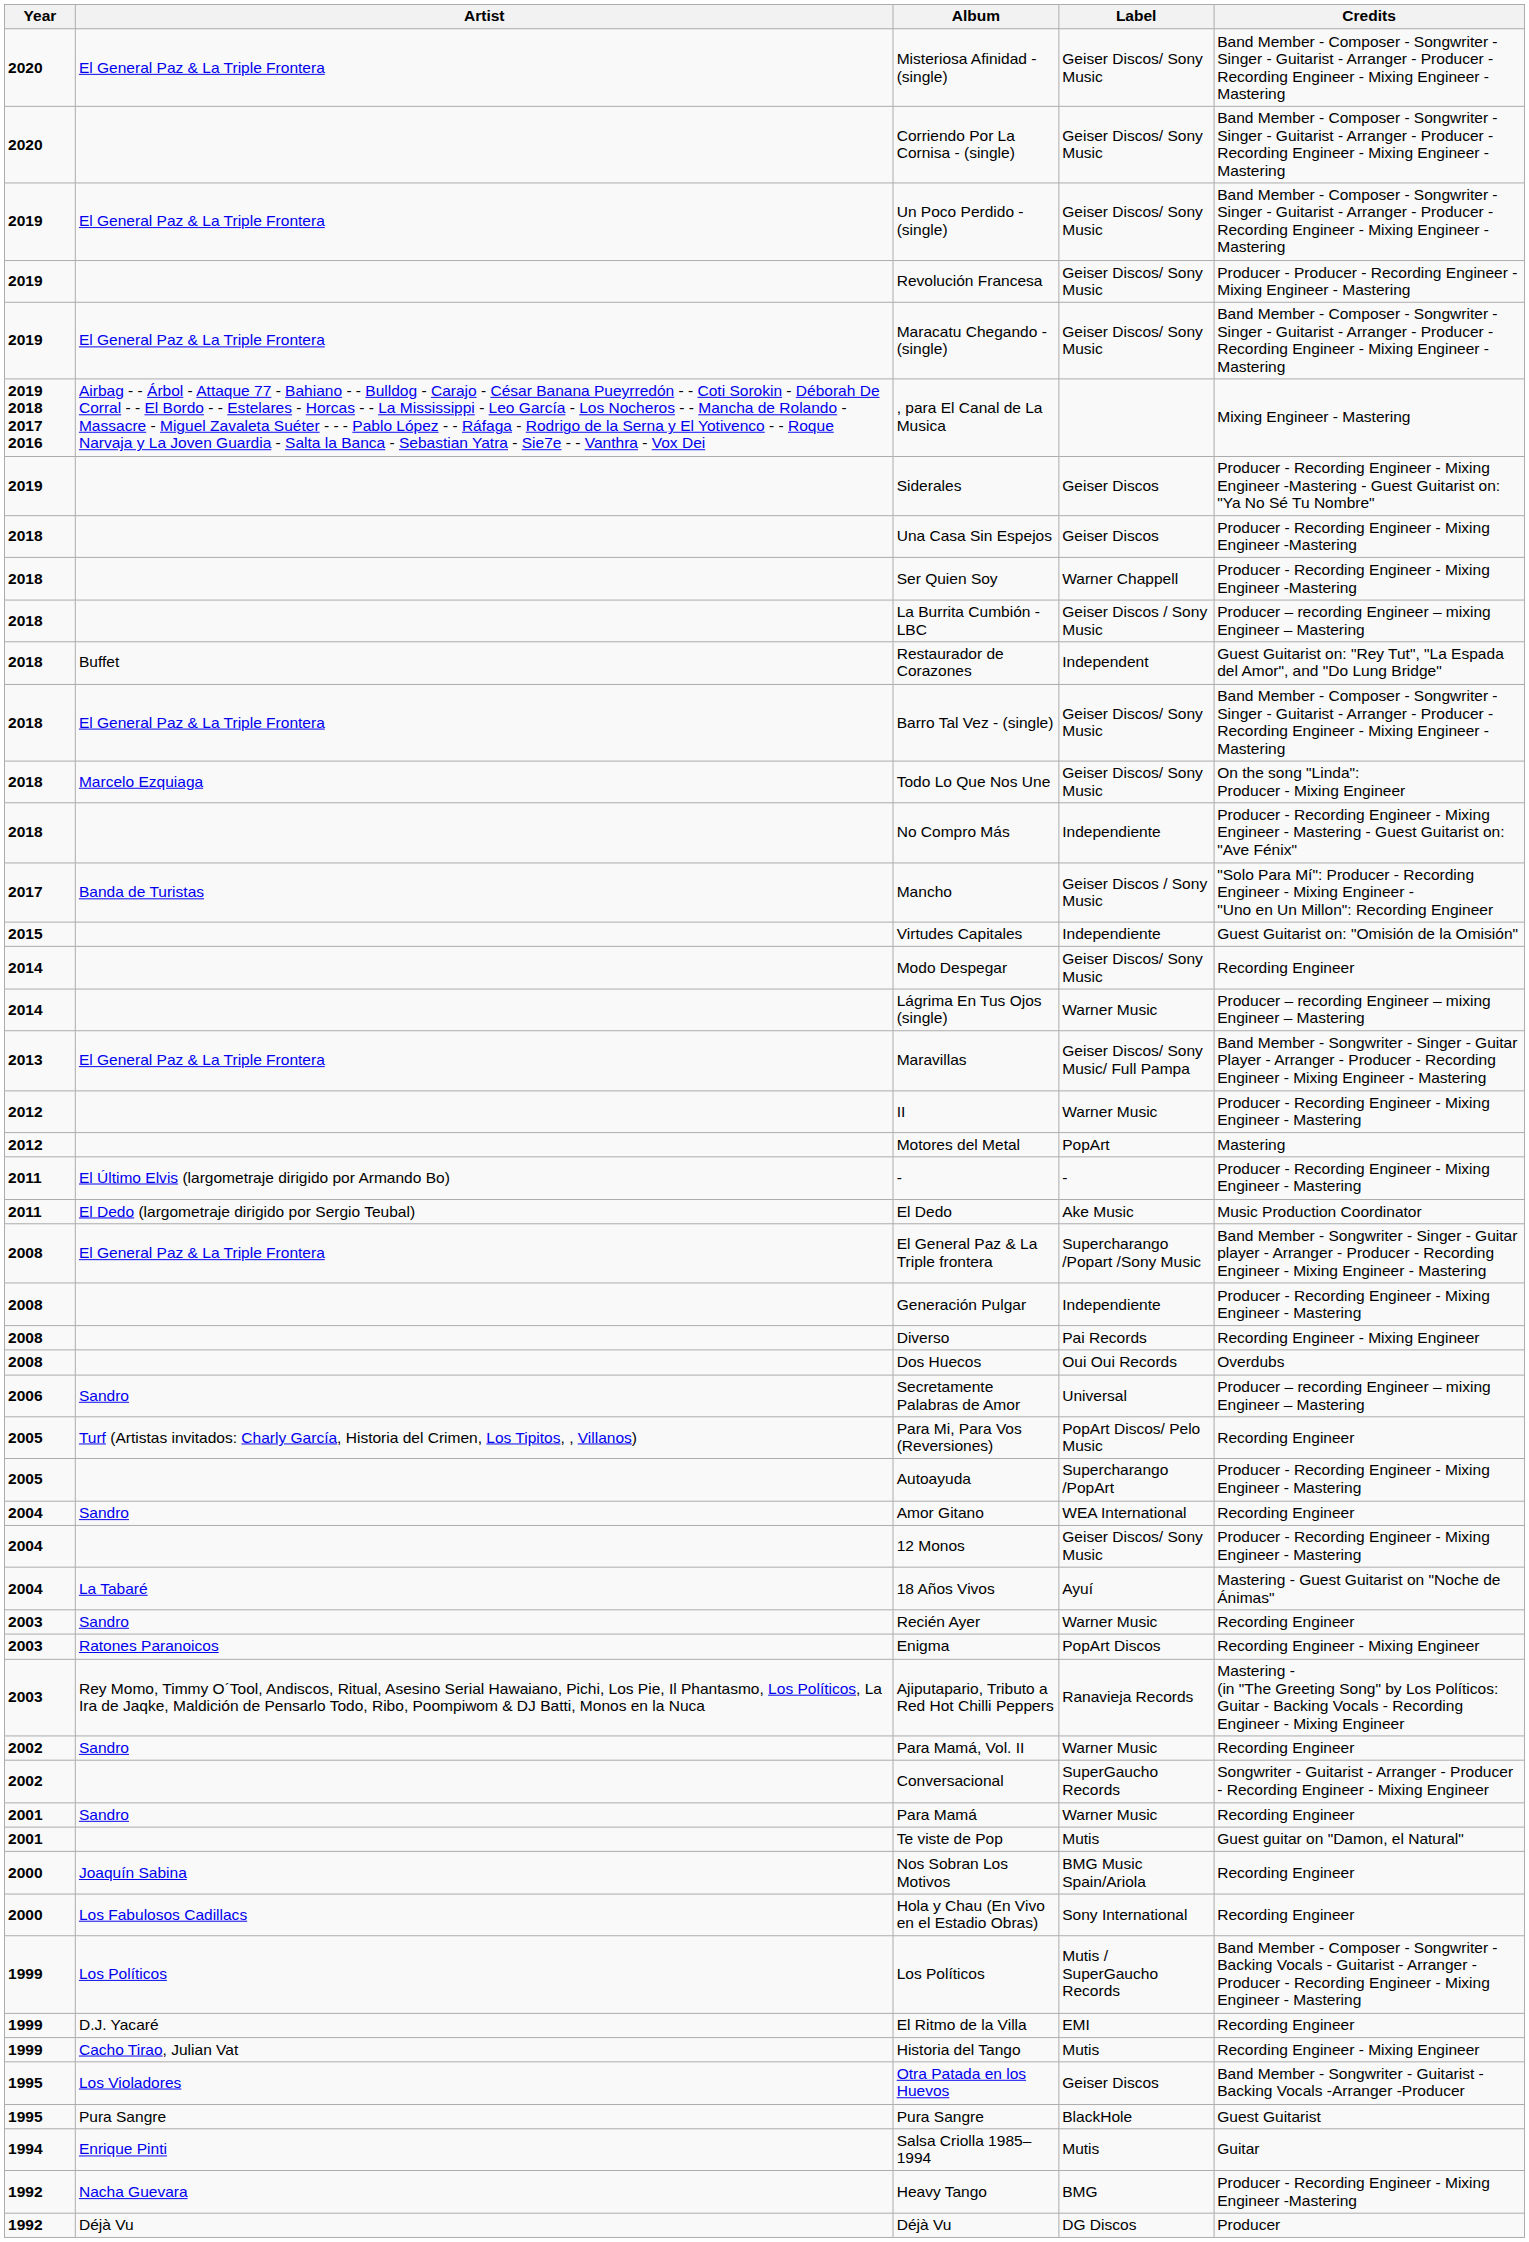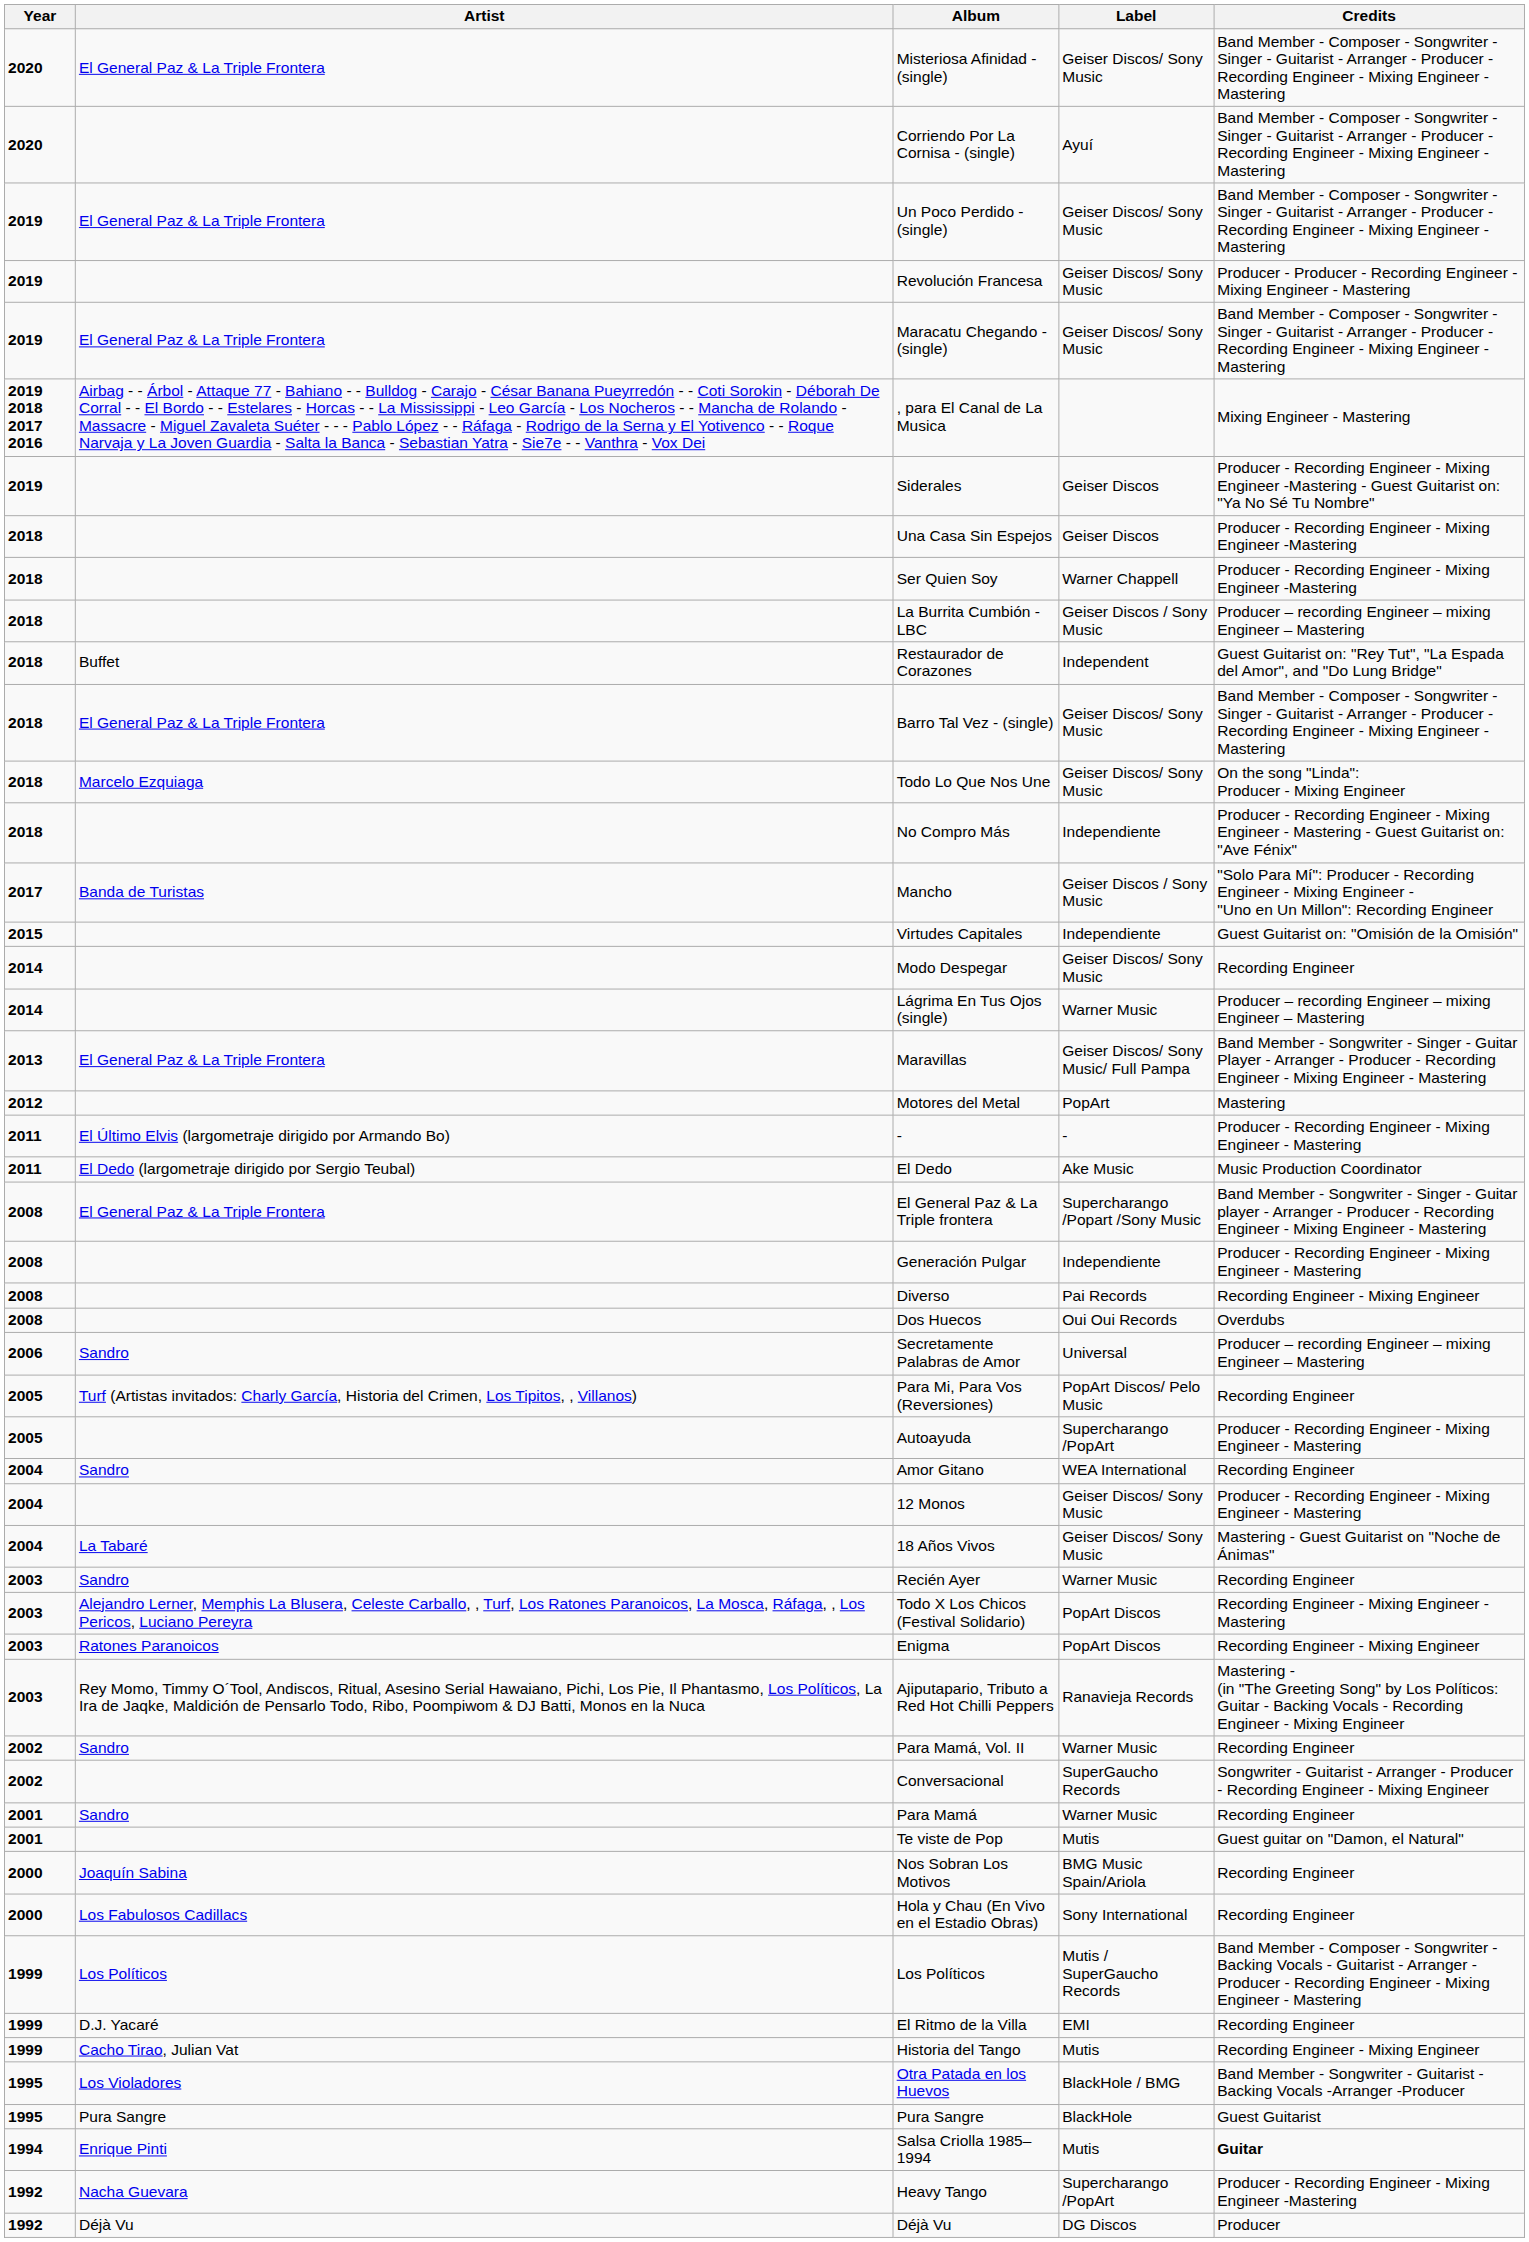(1133, 144) Geiser Discos/ Sony Music -> (1078, 144) Ayuí
- row: (901, 1111)
(1078, 1588) Ayuí -> (1133, 1546) Geiser Discos/ Sony Music
+ row: (961, 1613)
(1111, 2083) Geiser Discos -> (1121, 2083) BlackHole / BMG
(1238, 2149) normal -> (1240, 2149) bold
(1080, 2191) BMG -> (1115, 2191) Supercharango /PopArt
